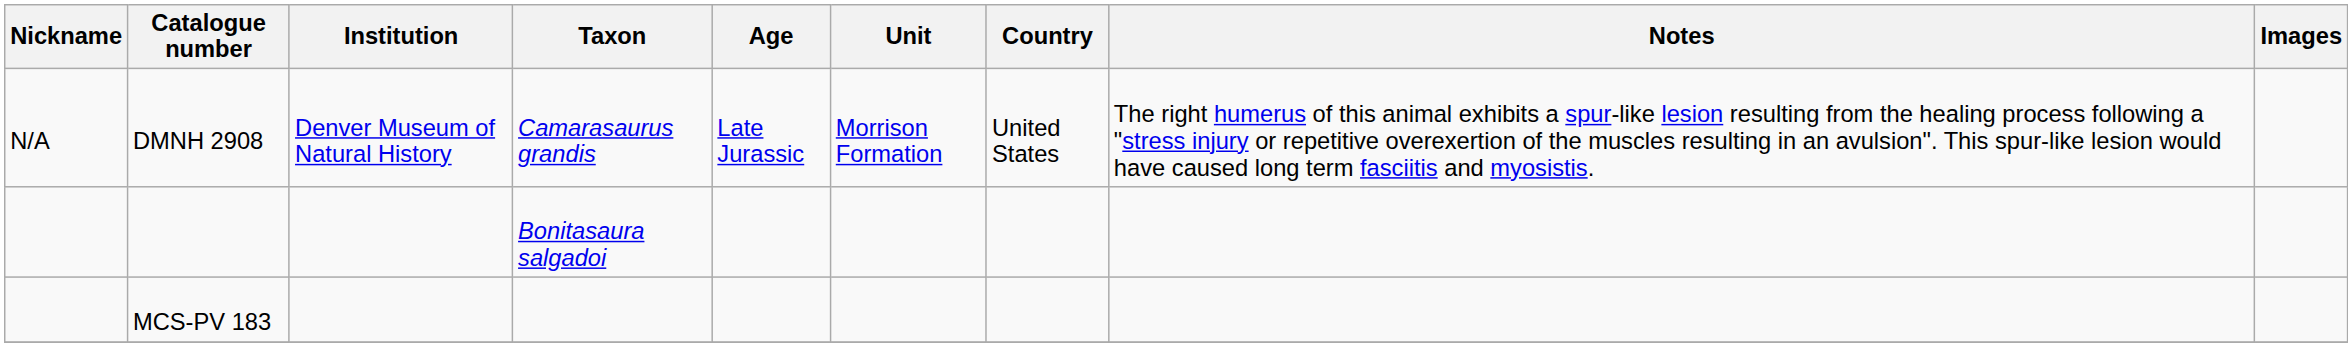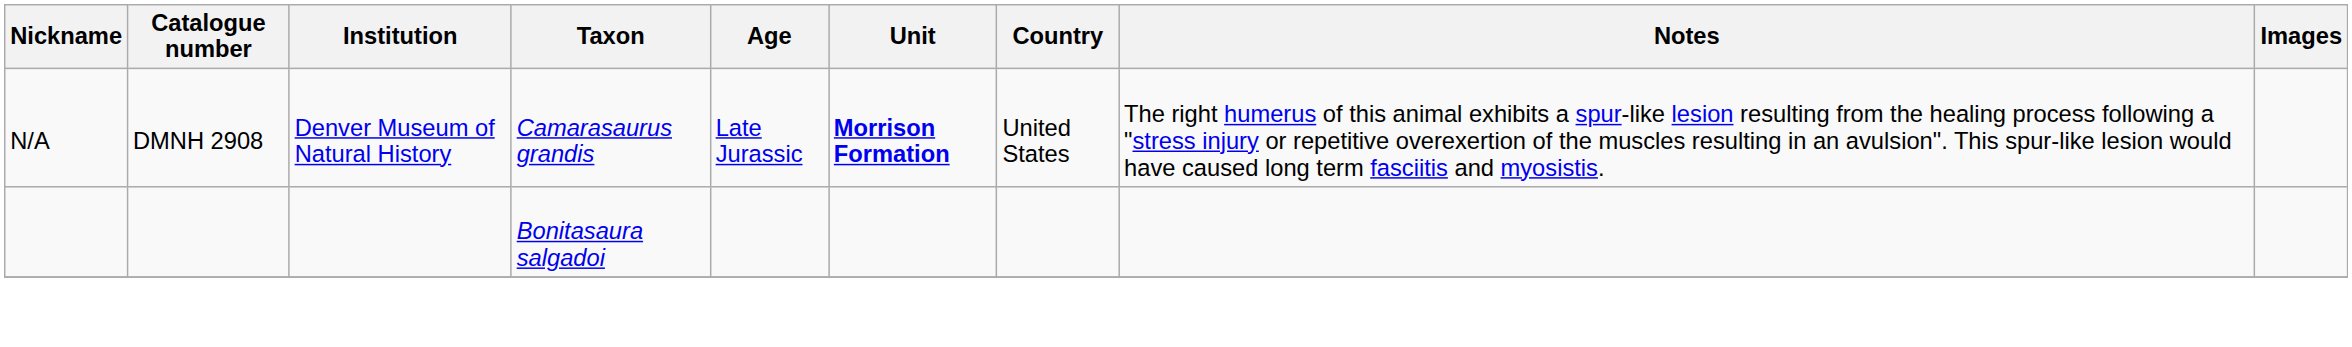(889, 140) normal -> (892, 140) bold
- row: (202, 322)
